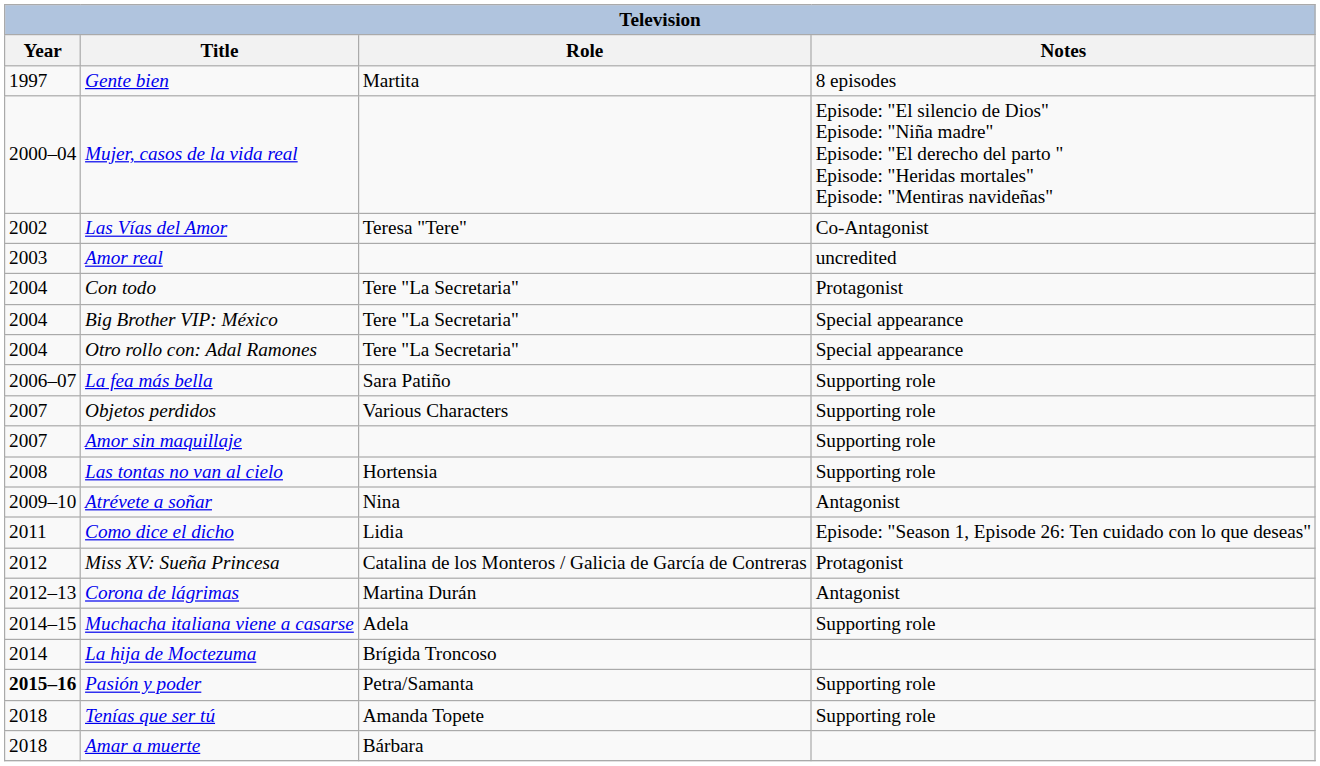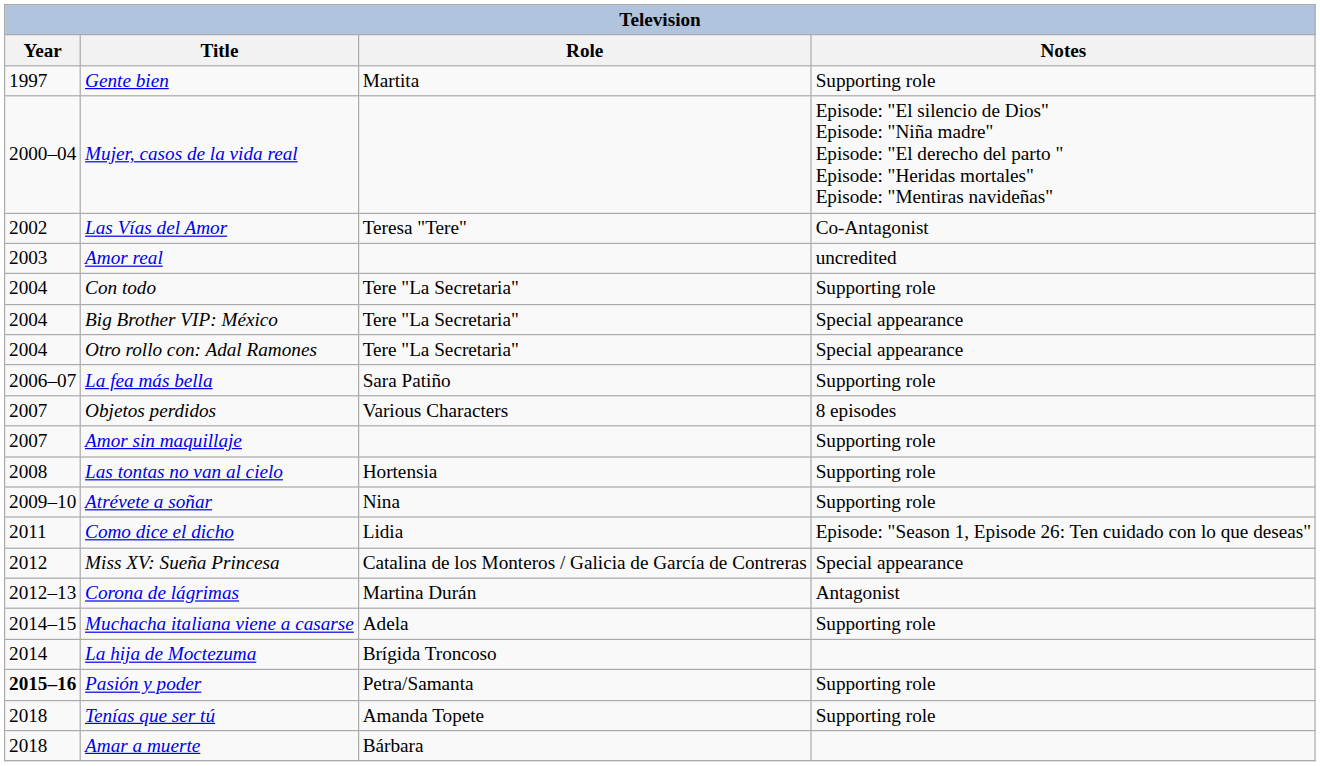(856, 80) 8 episodes -> (876, 80) Supporting role
(859, 288) Protagonist -> (876, 288) Supporting role
(876, 410) Supporting role -> (856, 410) 8 episodes
(858, 501) Antagonist -> (876, 501) Supporting role
(859, 562) Protagonist -> (889, 562) Special appearance
